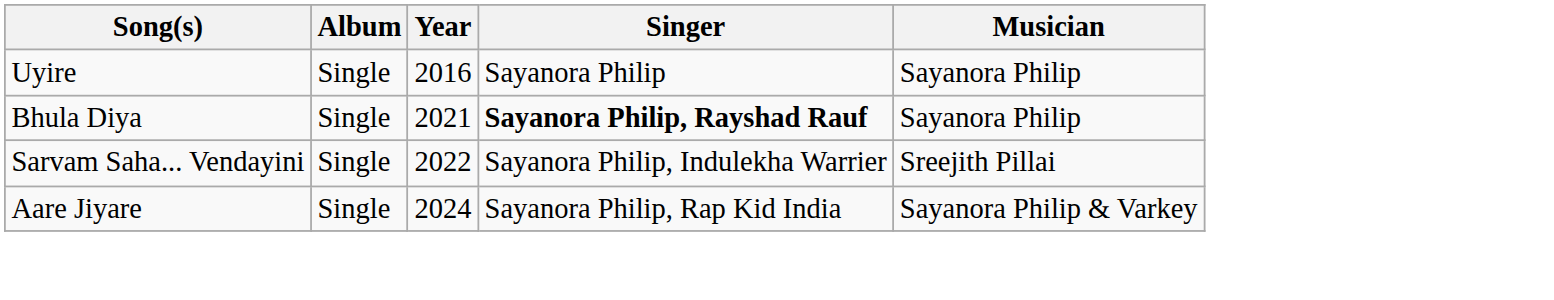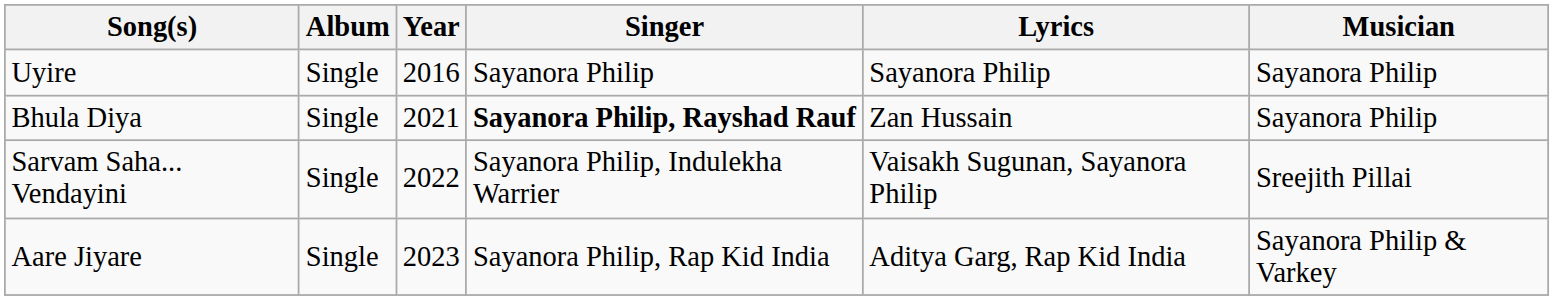+ column: (1056, 27)
(443, 207) 2024 -> (431, 255) 2023
